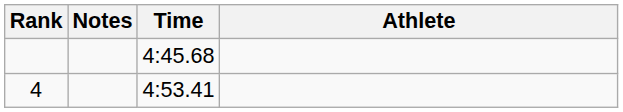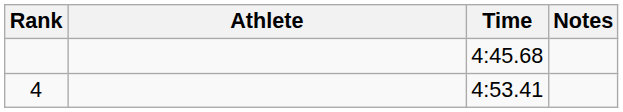columns swapped: (419, 21) <-> (102, 21)
